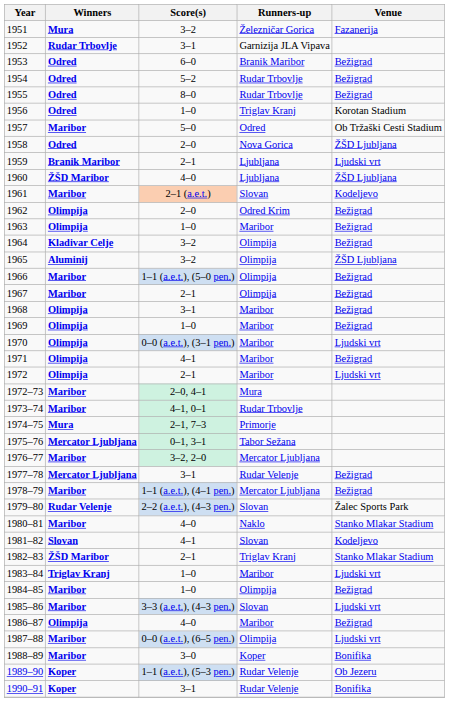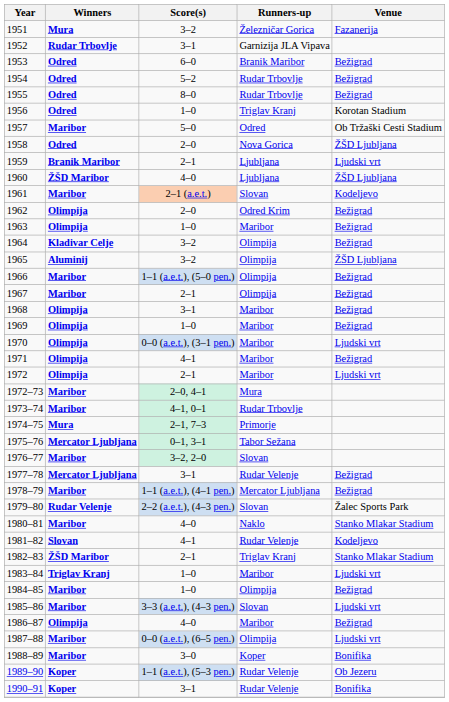(280, 458) Mercator Ljubljana -> (254, 458) Slovan
(254, 540) Slovan -> (269, 540) Rudar Velenje
